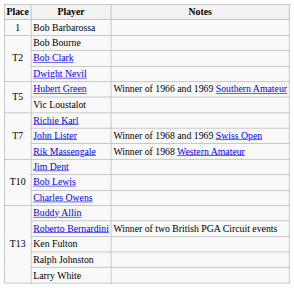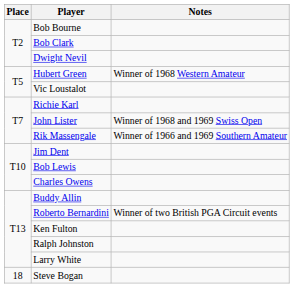- row: (64, 27)
(200, 89) Winner of 1966 and 1969 Southern Amateur -> (179, 74) Winner of 1968 Western Amateur
(179, 151) Winner of 1968 Western Amateur -> (200, 136) Winner of 1966 and 1969 Southern Amateur
+ row: (58, 275)
